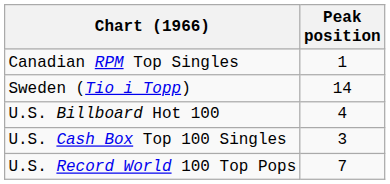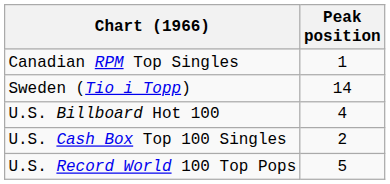(342, 140) 3 -> (342, 140) 2
(342, 166) 7 -> (342, 166) 5
